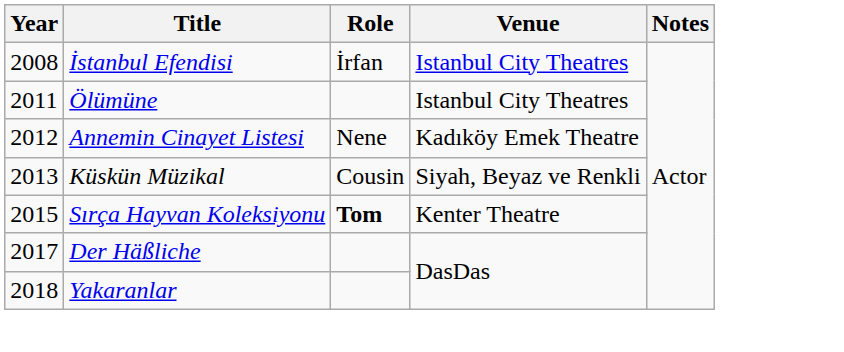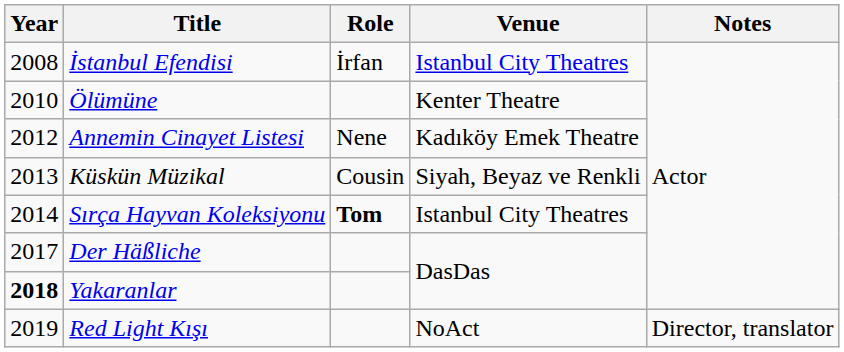(34, 99) 2011 -> (34, 99) 2010
(522, 99) Istanbul City Theatres -> (487, 99) Kenter Theatre
(34, 213) 2015 -> (34, 213) 2014
(487, 213) Kenter Theatre -> (522, 213) Istanbul City Theatres
(34, 289) normal -> (34, 289) bold
+ row: (139, 328)
